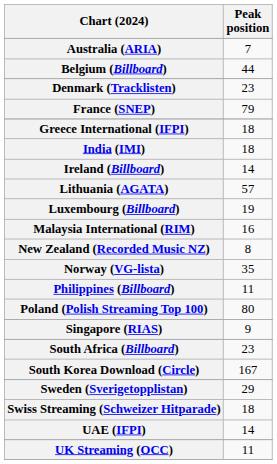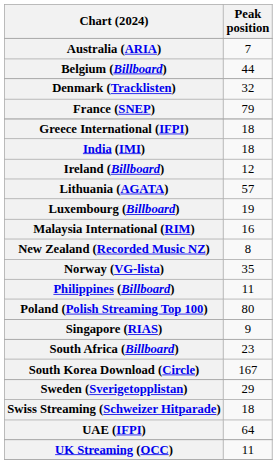(248, 88) 23 -> (248, 88) 32
(248, 169) 14 -> (248, 169) 12
(248, 429) 14 -> (248, 429) 64
